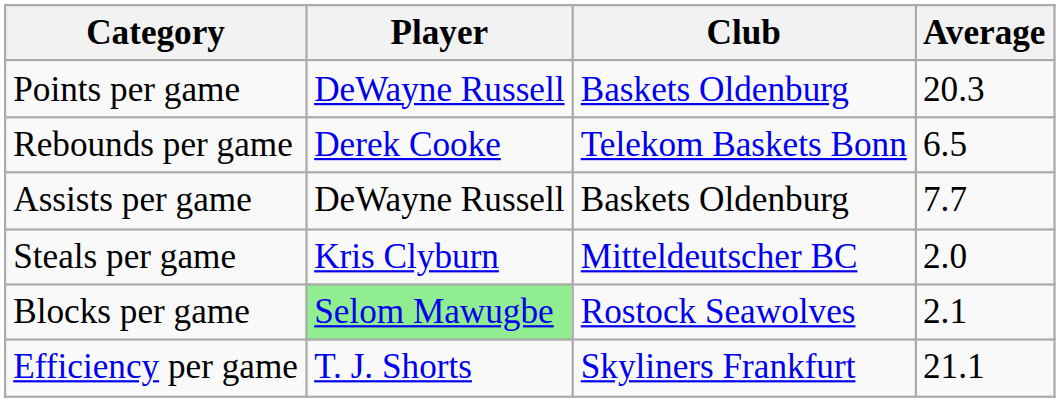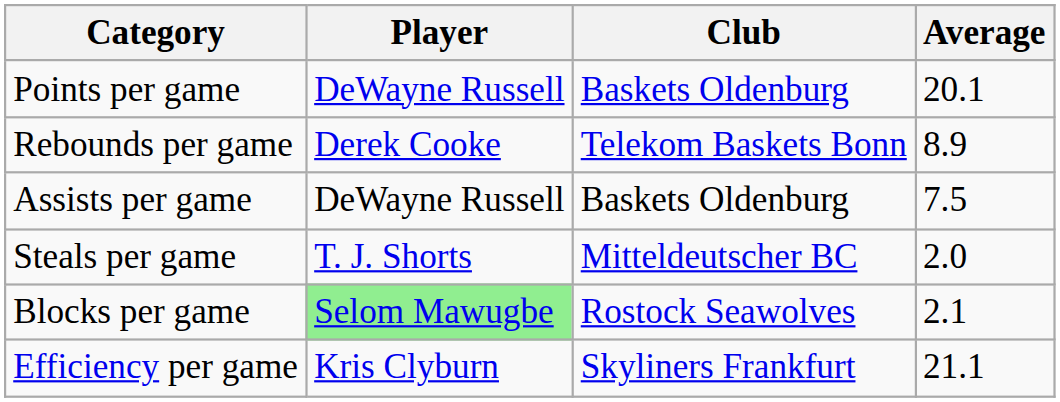(954, 88) 20.3 -> (954, 88) 20.1
(945, 144) 6.5 -> (945, 144) 8.9
(945, 199) 7.7 -> (945, 199) 7.5
(407, 255) Kris Clyburn -> (393, 255) T. J. Shorts
(393, 367) T. J. Shorts -> (407, 367) Kris Clyburn
